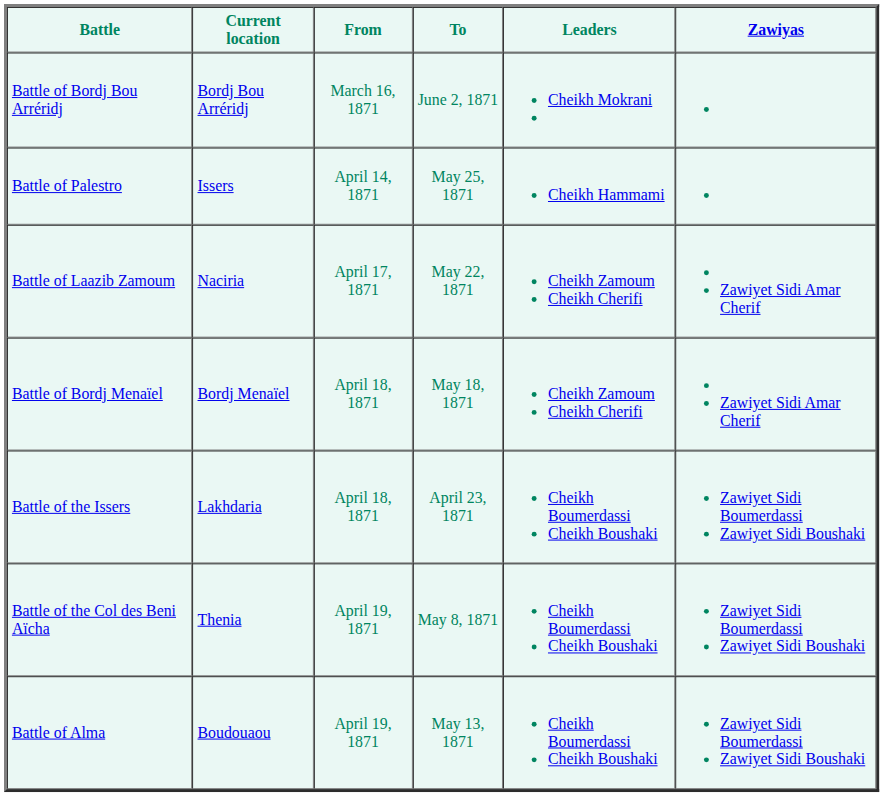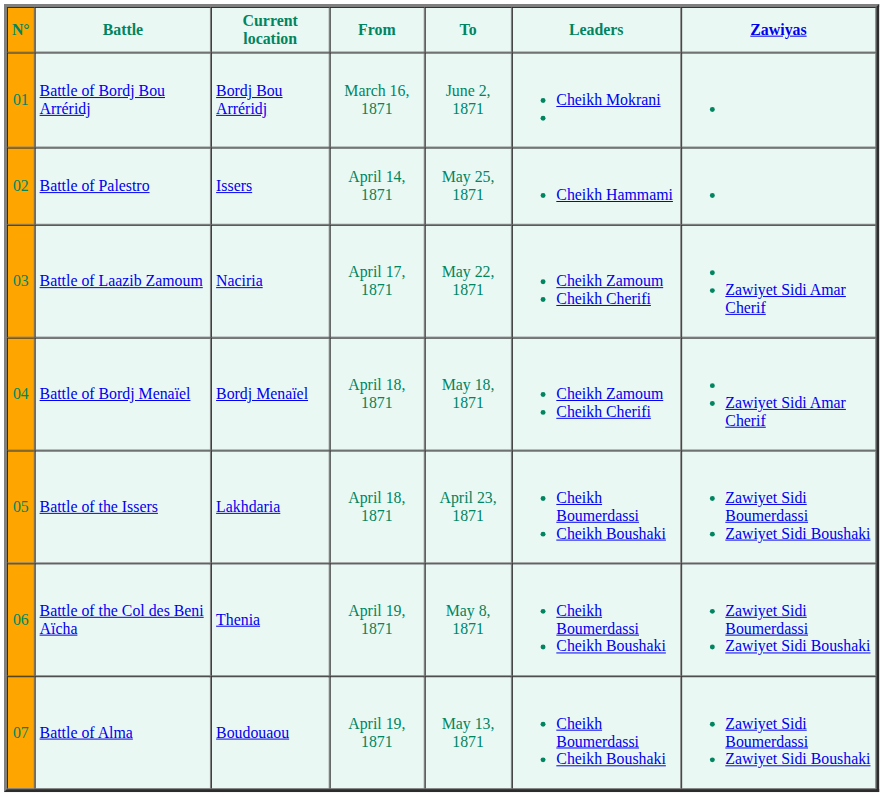+ column: (21, 29)
